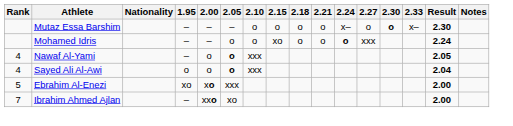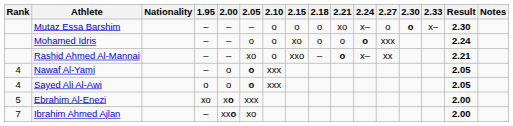(323, 26) o -> (342, 26) xo
+ row: (87, 55)
(442, 70) 2.04 -> (461, 85) 2.05
